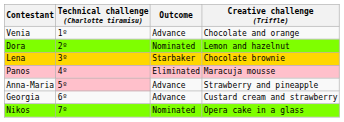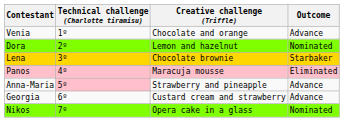columns swapped: (271, 15) <-> (176, 15)
